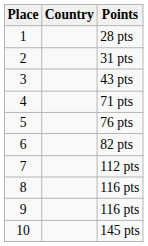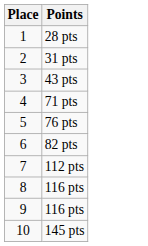- column: (69, 15)
